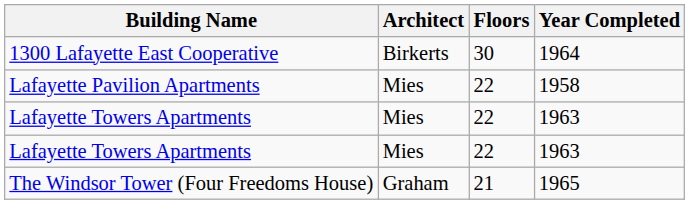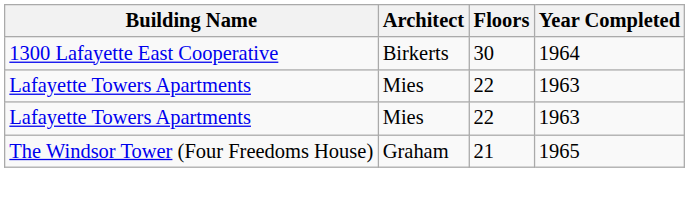- row: (134, 85)
